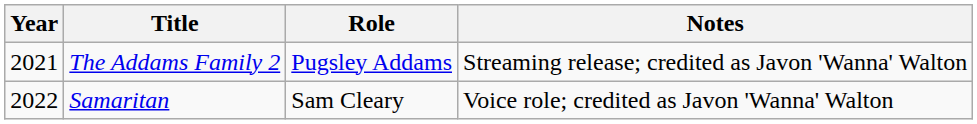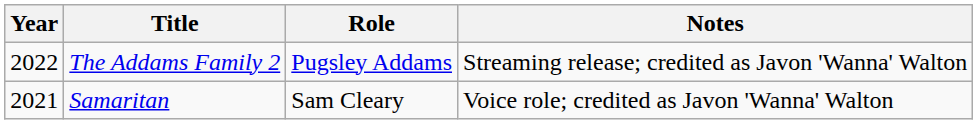(34, 61) 2021 -> (34, 61) 2022
(34, 99) 2022 -> (34, 99) 2021
